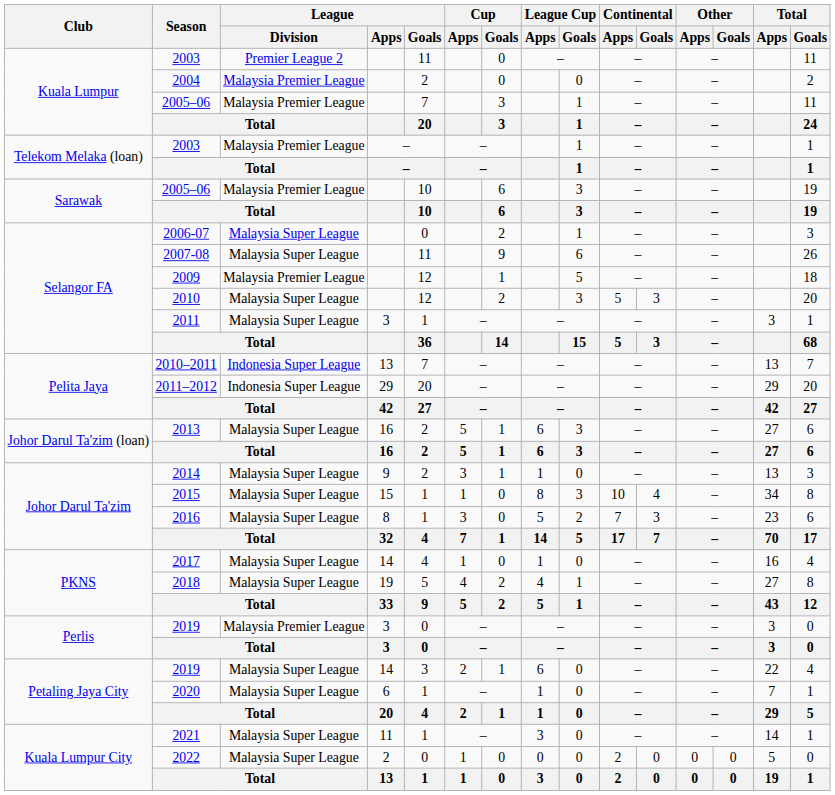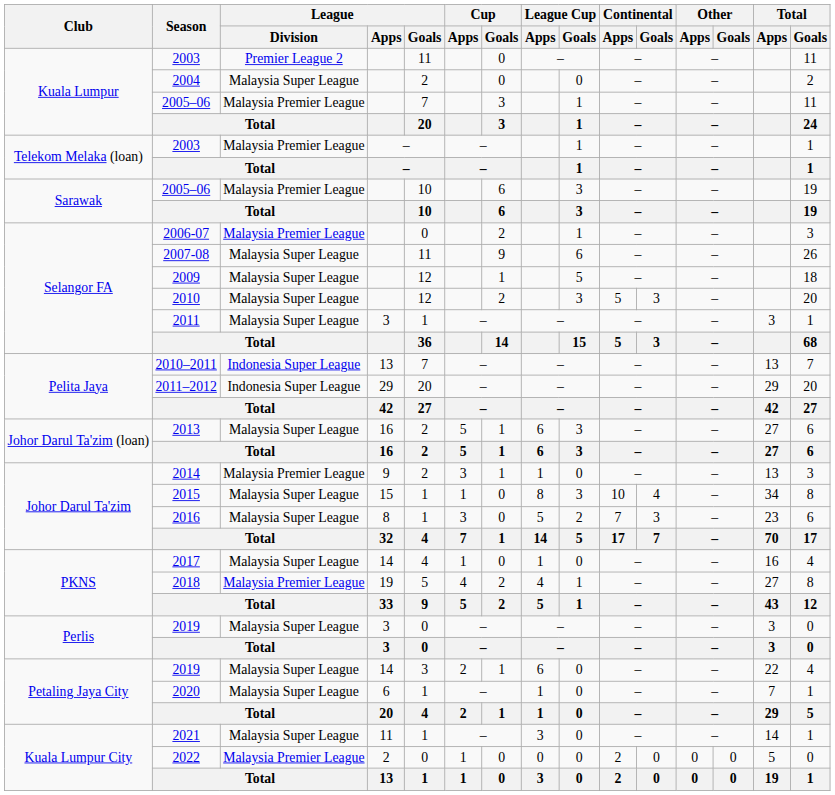(294, 80) Malaysia Premier League -> (294, 80) Malaysia Super League
(294, 233) Malaysia Super League -> (294, 233) Malaysia Premier League
(294, 277) Malaysia Premier League -> (294, 277) Malaysia Super League
(294, 473) Malaysia Super League -> (294, 473) Malaysia Premier League
(294, 582) Malaysia Super League -> (294, 582) Malaysia Premier League
(294, 626) Malaysia Premier League -> (294, 626) Malaysia Super League
(294, 757) Malaysia Super League -> (294, 757) Malaysia Premier League
